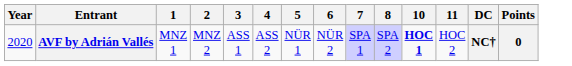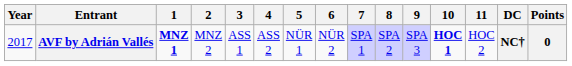+ column: (417, 14)
(20, 42) 2020 -> (20, 42) 2017
(173, 42) normal -> (174, 42) bold
